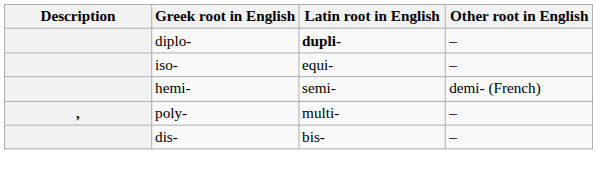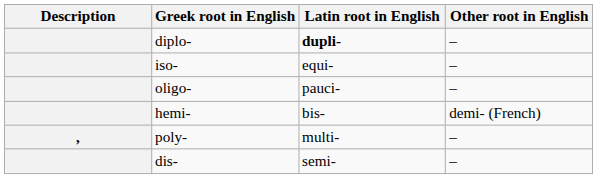+ row: (173, 88)
(319, 88) semi- -> (314, 112) bis-
(314, 137) bis- -> (319, 161) semi-
